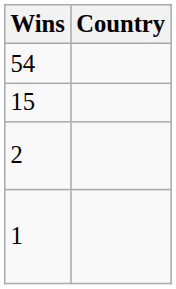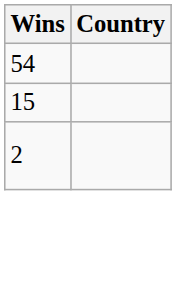- row: (17, 235)
